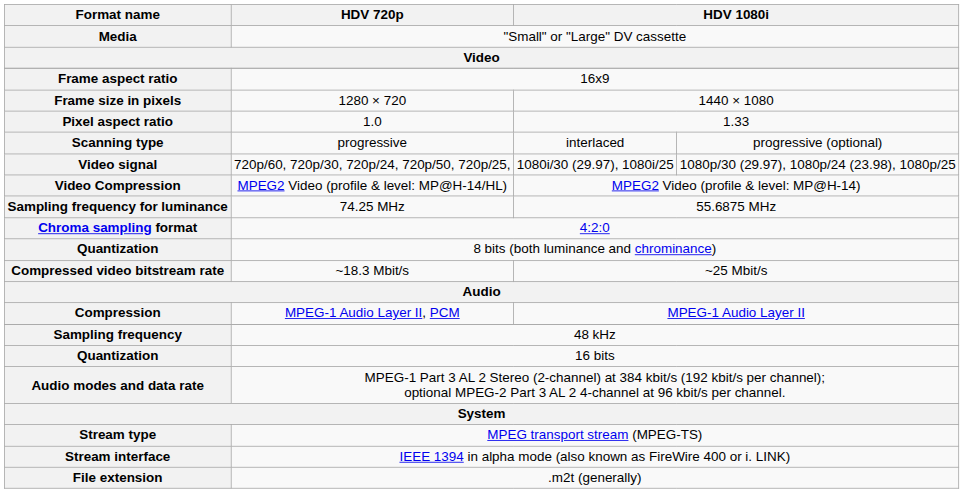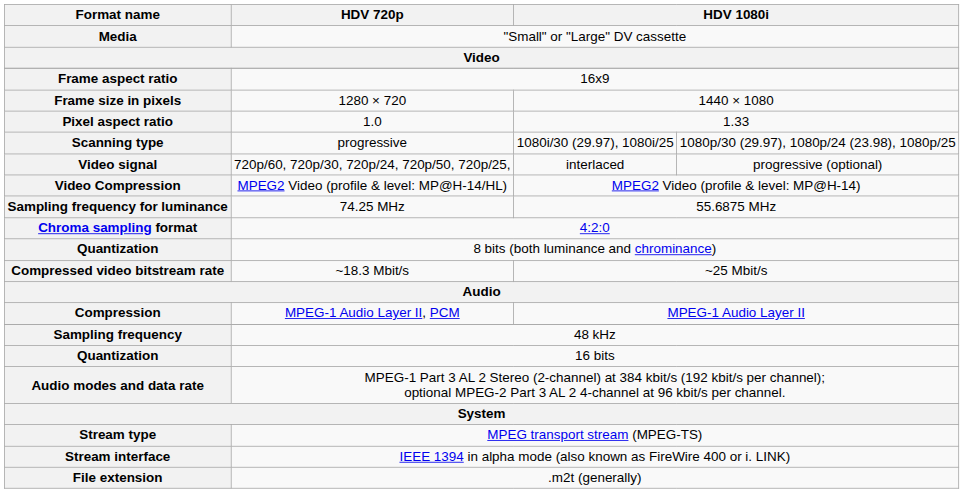(595, 143) interlaced -> (595, 143) 1080i/30 (29.97), 1080i/25
(818, 143) progressive (optional) -> (818, 143) 1080p/30 (29.97), 1080p/24 (23.98), 1080p/25
(595, 164) 1080i/30 (29.97), 1080i/25 -> (595, 164) interlaced
(818, 164) 1080p/30 (29.97), 1080p/24 (23.98), 1080p/25 -> (818, 164) progressive (optional)
